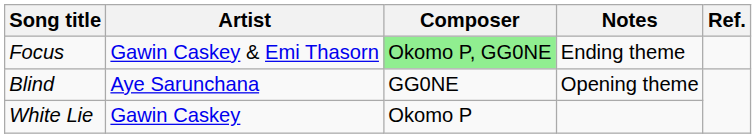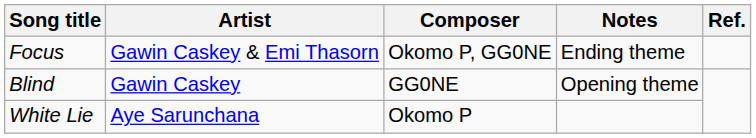(470, 52) lightgreen background -> (470, 52) no background
(185, 84) Aye Sarunchana -> (175, 84) Gawin Caskey
(175, 116) Gawin Caskey -> (185, 116) Aye Sarunchana
